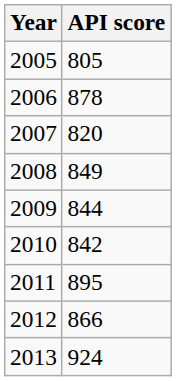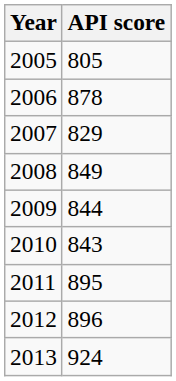(85, 134) 820 -> (85, 134) 829
(85, 245) 842 -> (85, 245) 843
(85, 319) 866 -> (85, 319) 896
